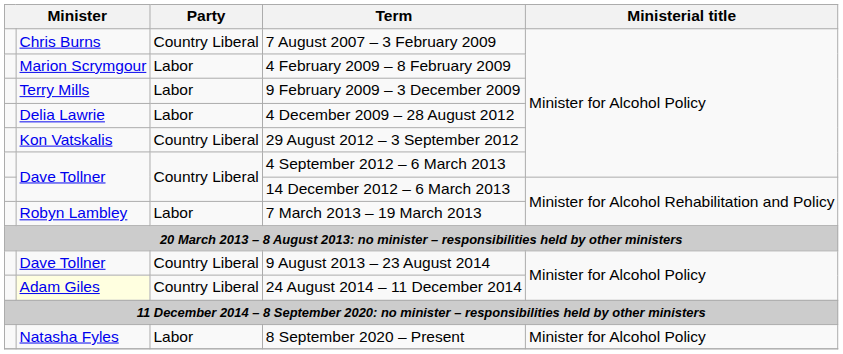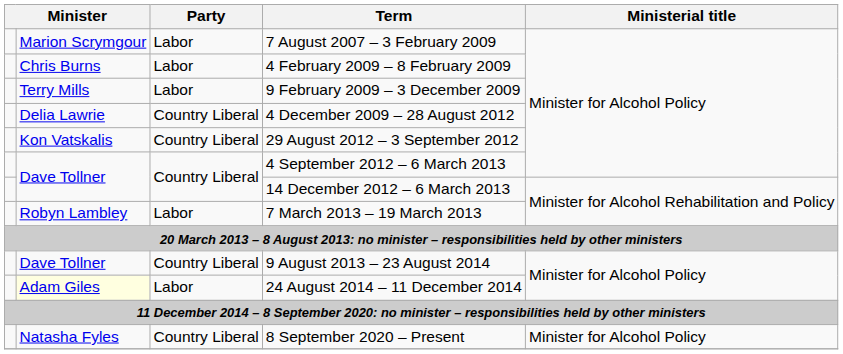(60, 41) Chris Burns -> (83, 41) Marion Scrymgour
(206, 41) Country Liberal -> (173, 41) Labor
(83, 66) Marion Scrymgour -> (60, 66) Chris Burns
(173, 115) Labor -> (206, 115) Country Liberal
(206, 287) Country Liberal -> (173, 287) Labor
(173, 336) Labor -> (206, 336) Country Liberal
